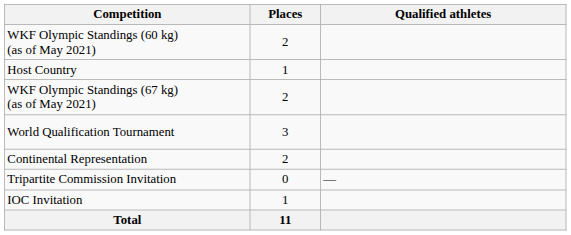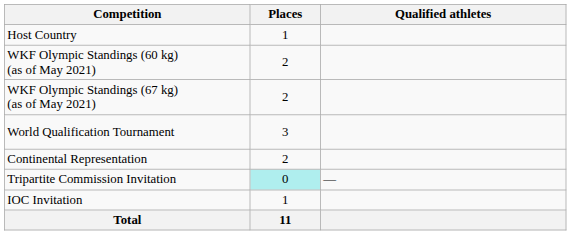rows swapped: (42, 69) <-> (93, 42)
(285, 179) no background -> (285, 179) paleturquoise background
